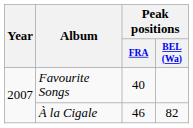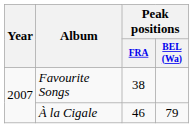(139, 85) 40 -> (139, 85) 38
(172, 112) 82 -> (172, 112) 79
